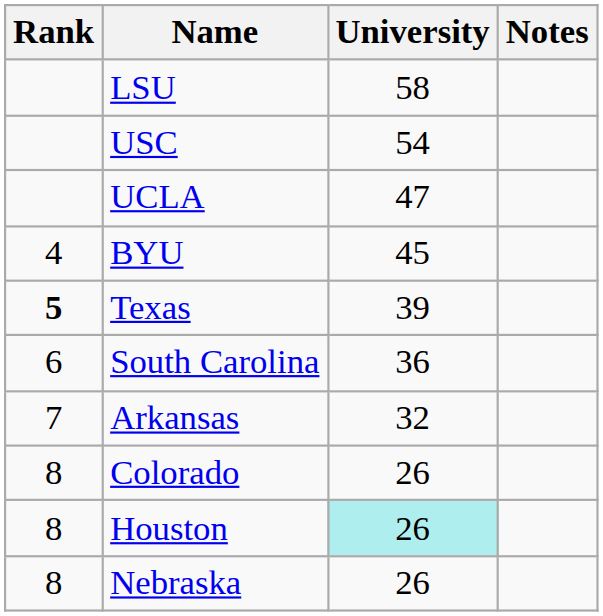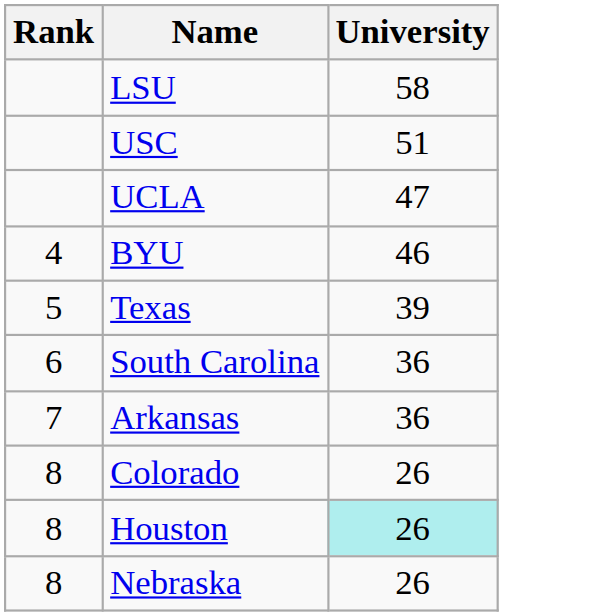- column: (547, 32)
(413, 142) 54 -> (413, 142) 51
(413, 252) 45 -> (413, 252) 46
(54, 307) bold -> (54, 307) normal
(413, 417) 32 -> (413, 417) 36
